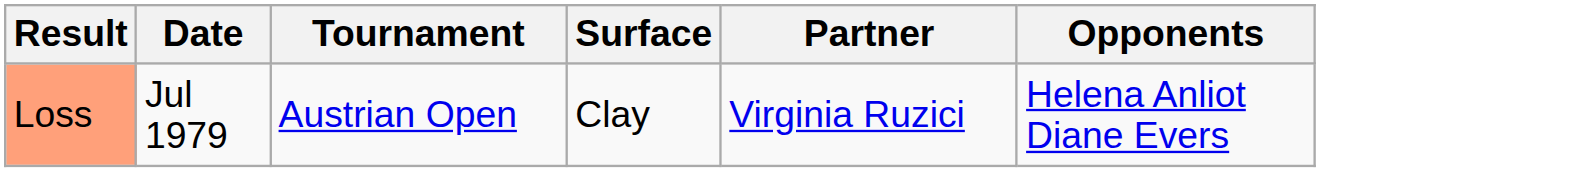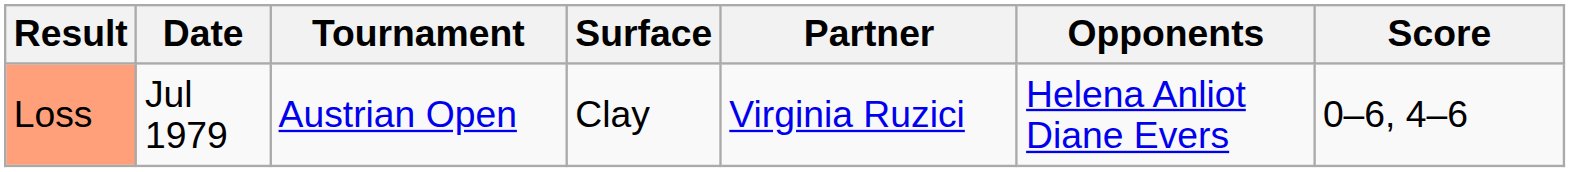+ column: (1439, 34)
